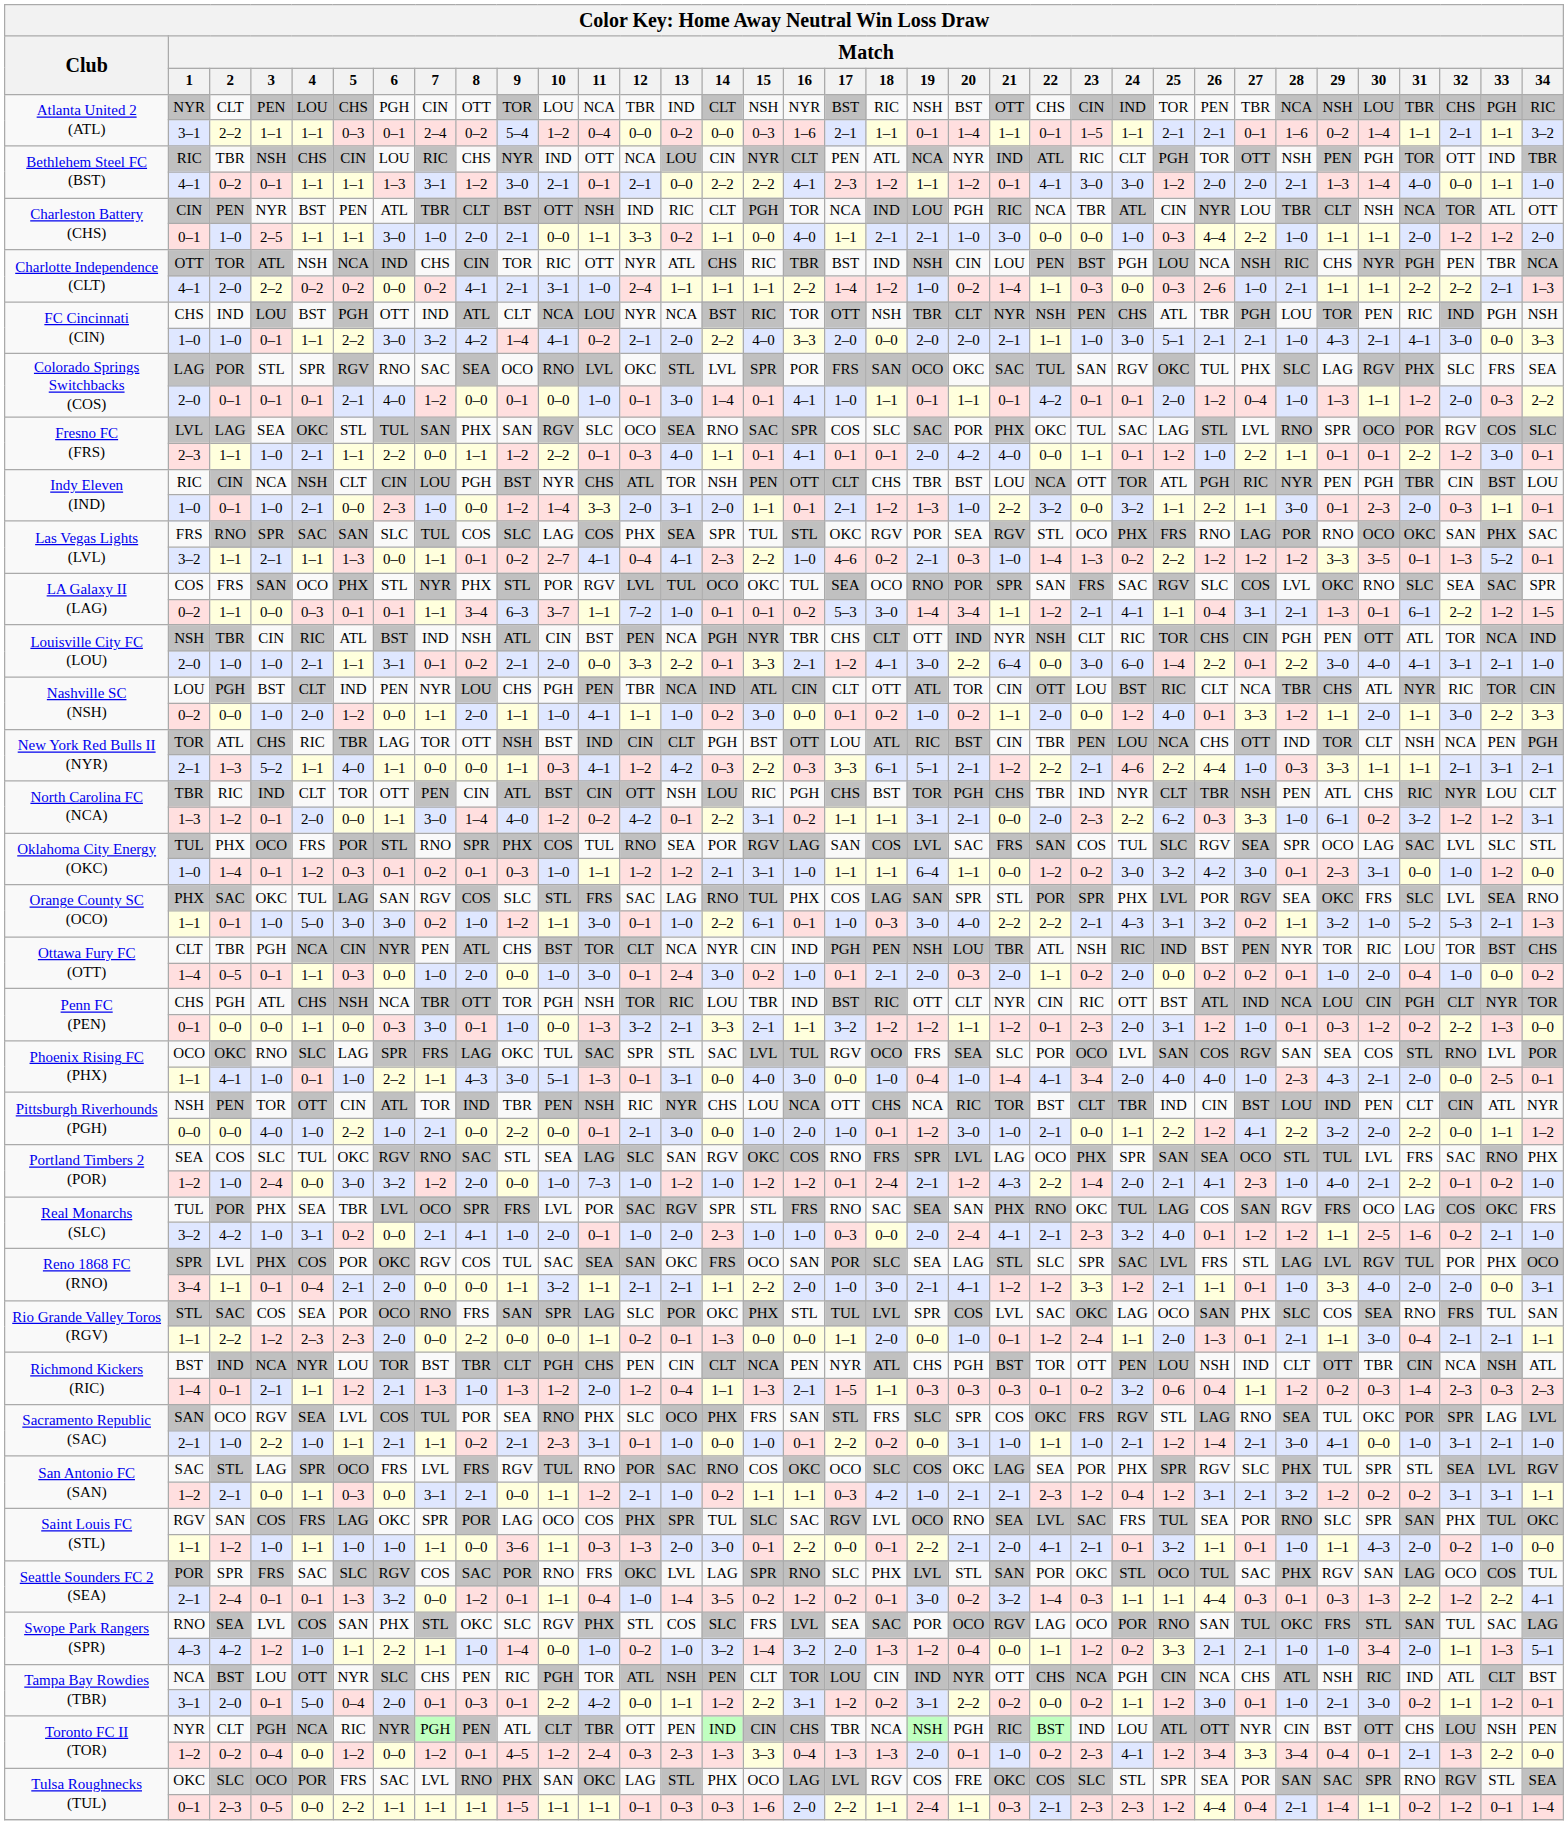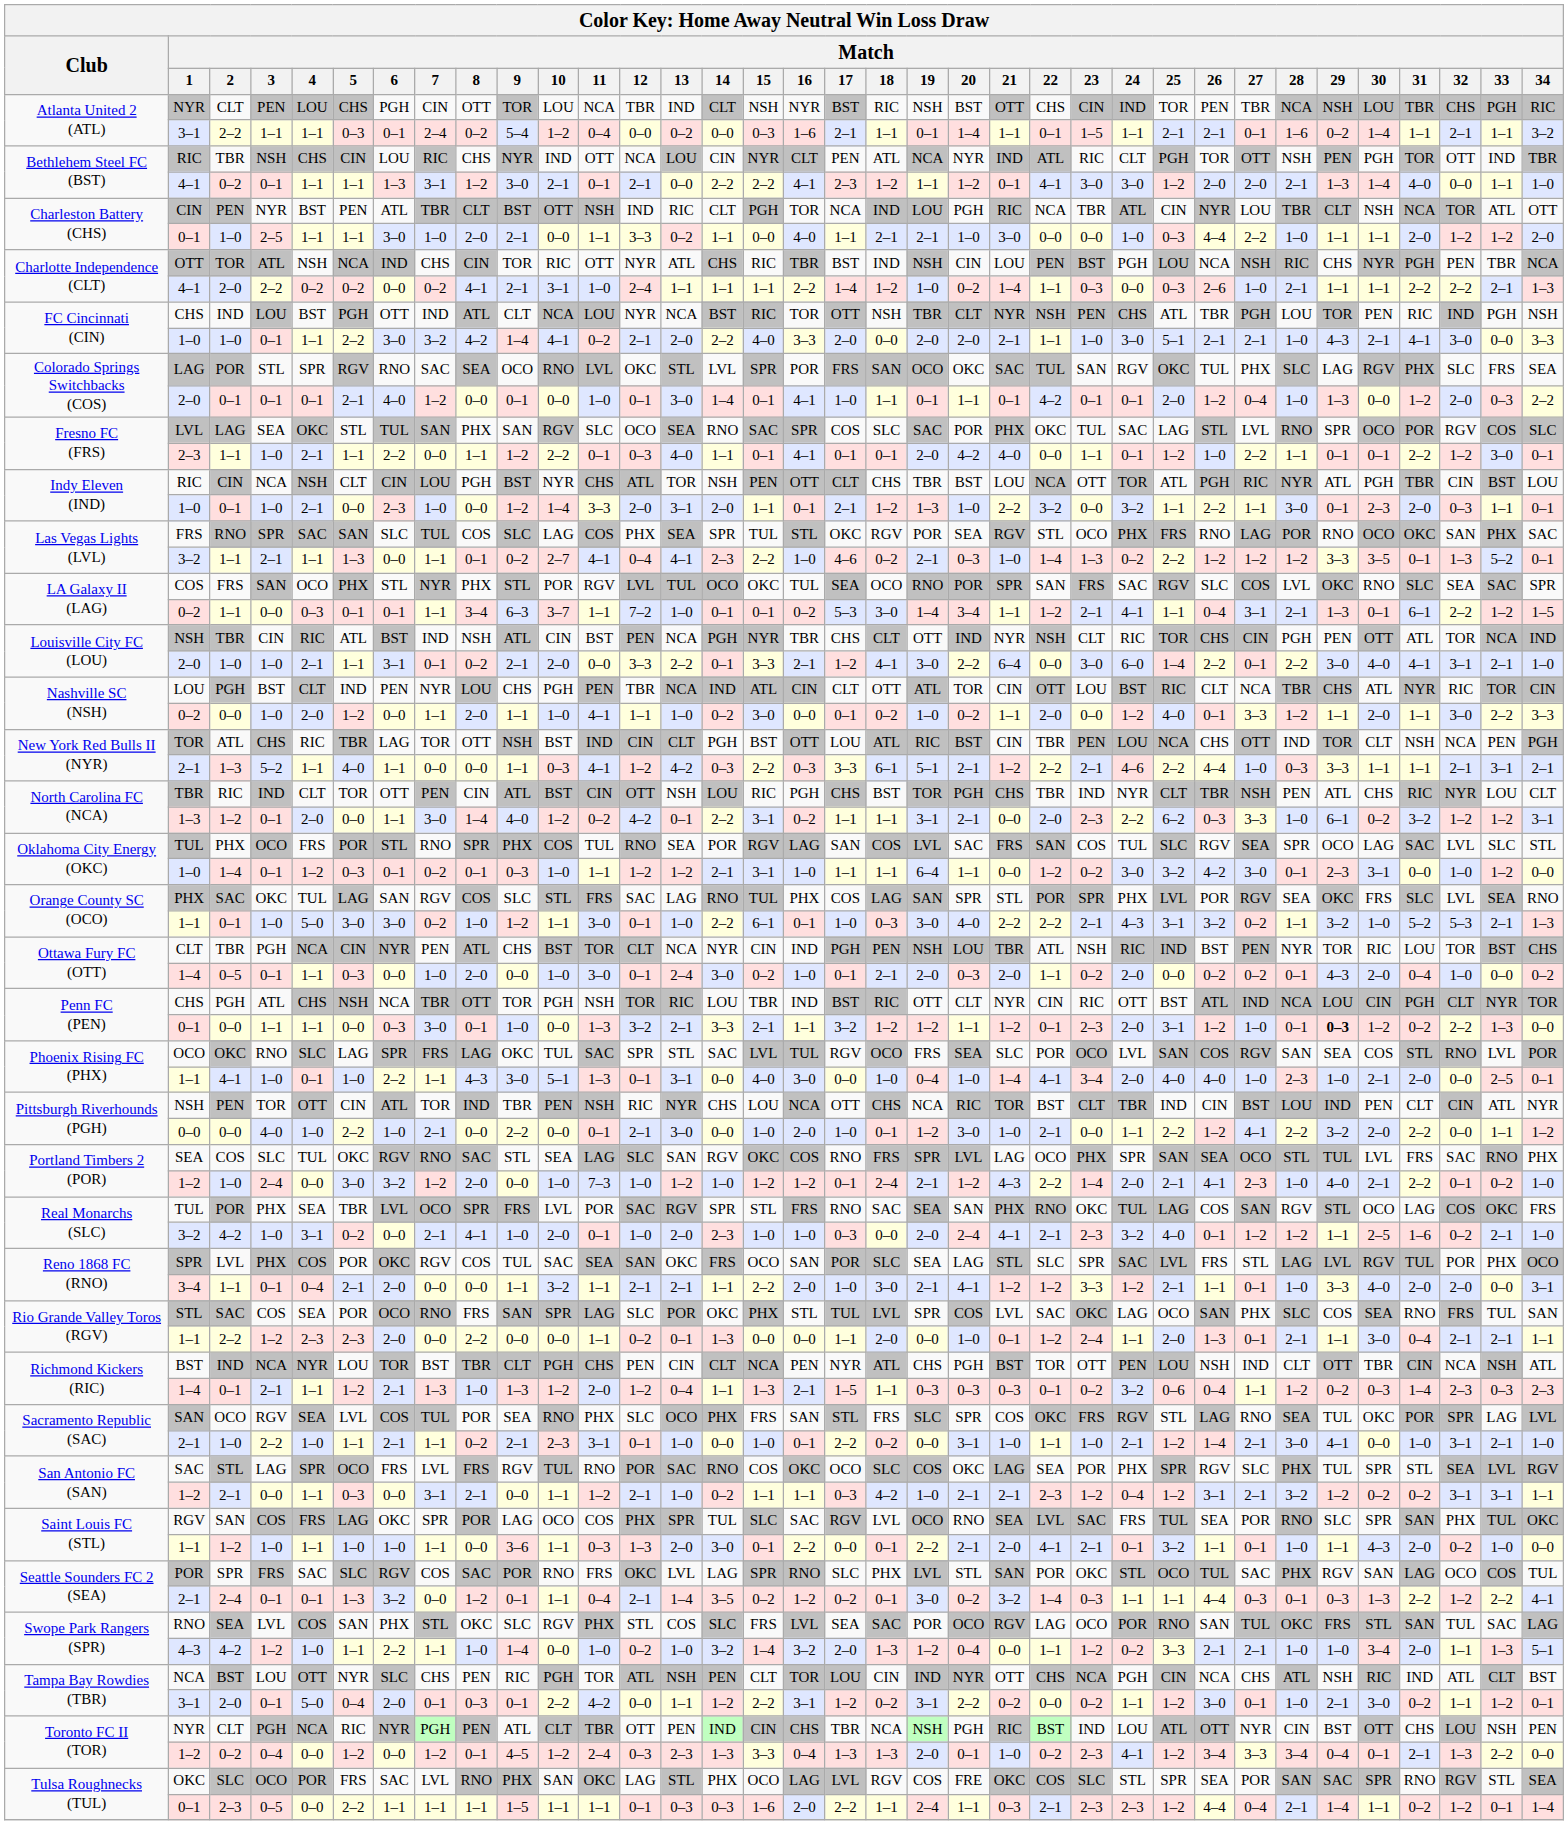(1379, 401) 1–1 -> (1379, 401) 0–0
(1338, 482) PEN -> (1338, 482) ATL
(1338, 975) 1–0 -> (1338, 975) 4–3
(271, 1027) 0–0 -> (271, 1027) 1–1
(1338, 1027) normal -> (1338, 1027) bold
(1338, 1079) 4–3 -> (1338, 1079) 1–0
(1338, 1209) FRS -> (1338, 1209) STL
(640, 1599) 1–0 -> (640, 1599) 2–1
